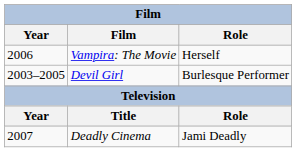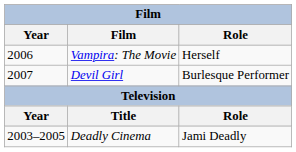(36, 75) 2003–2005 -> (20, 75) 2007
(20, 136) 2007 -> (36, 136) 2003–2005
